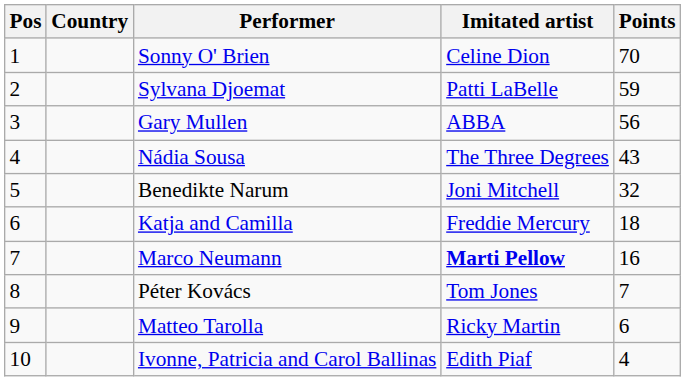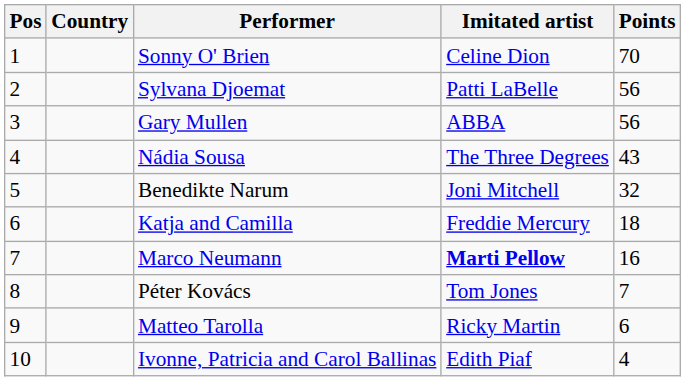(629, 88) 59 -> (629, 88) 56
